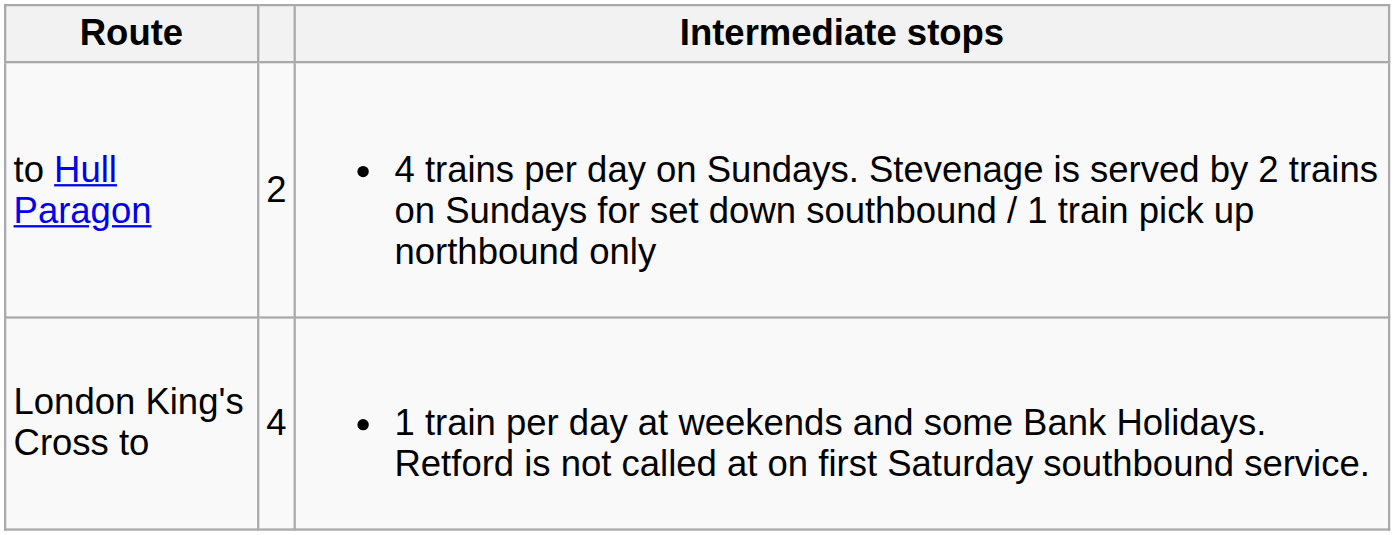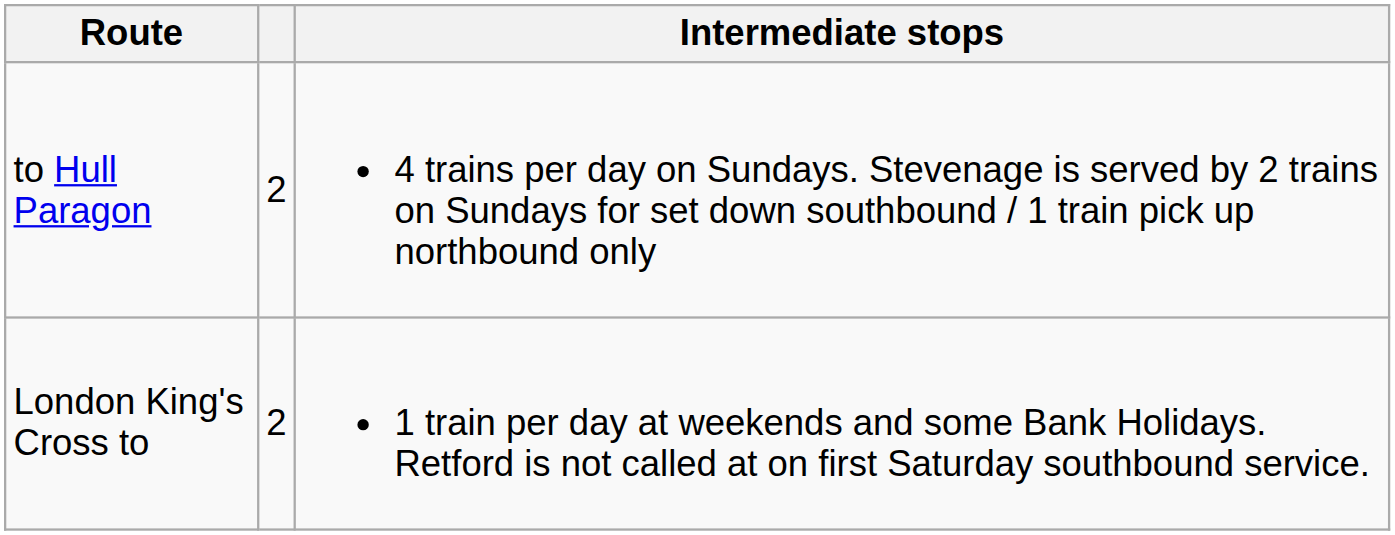(276, 422) 4 -> (276, 422) 2
